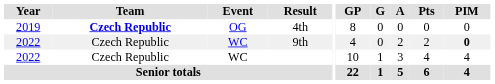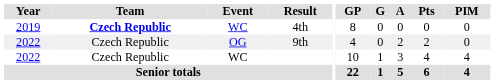(238, 26) OG -> (238, 26) WC
(238, 42) WC -> (238, 42) OG
(467, 42) bold -> (467, 42) normal
